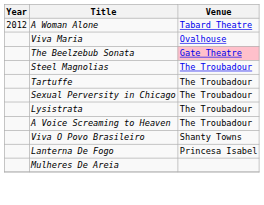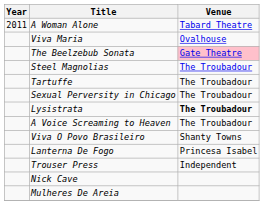(17, 25) 2012 -> (17, 25) 2011
(216, 109) normal -> (216, 109) bold
+ row: (65, 165)
+ row: (54, 179)
